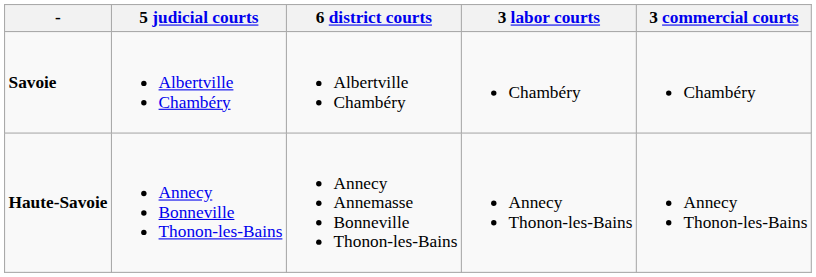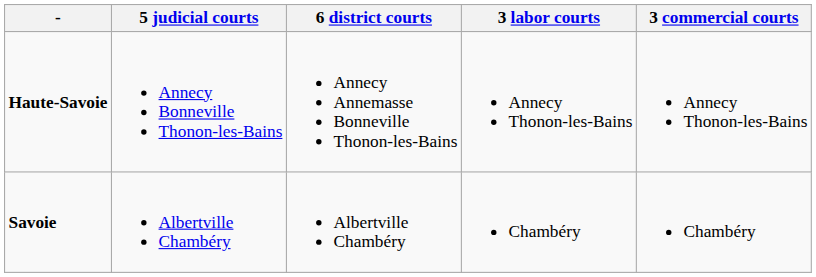rows swapped: (33, 82) <-> (58, 202)
